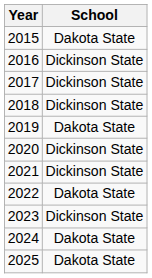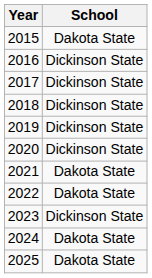(94, 127) Dakota State -> (94, 127) Dickinson State
(94, 171) Dickinson State -> (94, 171) Dakota State
